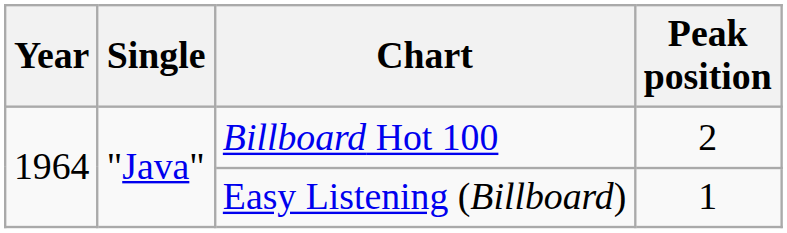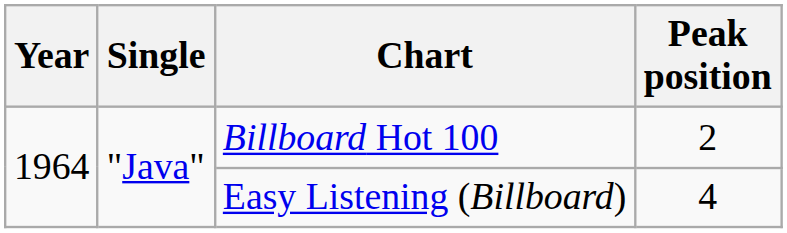(708, 196) 1 -> (708, 196) 4
